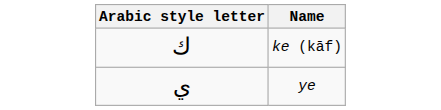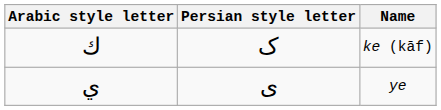+ column: (268, 16)
